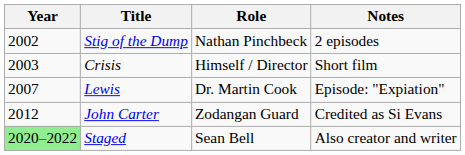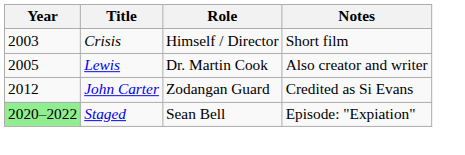- row: (136, 41)
(23, 89) 2007 -> (23, 65) 2005
(380, 89) Episode: "Expiation" -> (357, 65) Also creator and writer
(386, 138) Also creator and writer -> (351, 114) Episode: "Expiation"
